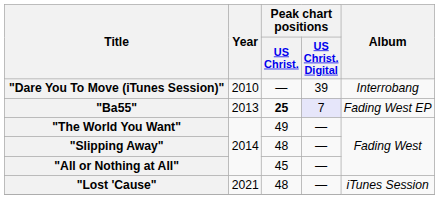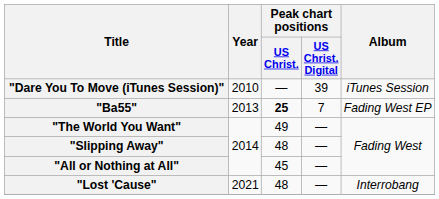(388, 88) Interrobang -> (388, 88) iTunes Session
(321, 108) lavender background -> (321, 108) no background
(388, 185) iTunes Session -> (388, 185) Interrobang
